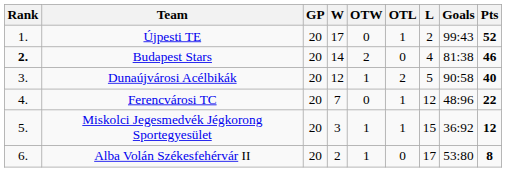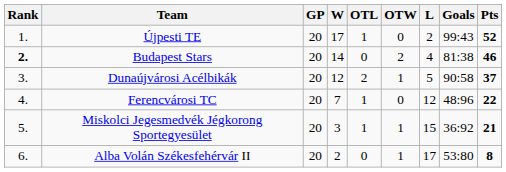columns swapped: (366, 15) <-> (403, 15)
(490, 78) 40 -> (490, 78) 37
(490, 127) 12 -> (490, 127) 21
